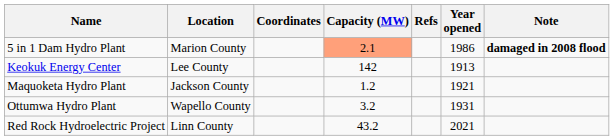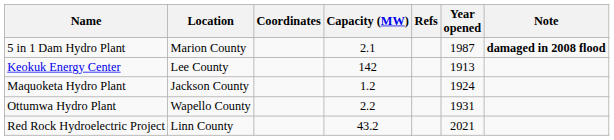(368, 47) lightsalmon background -> (368, 47) no background
(462, 47) 1986 -> (462, 47) 1987
(462, 86) 1921 -> (462, 86) 1924
(368, 106) 3.2 -> (368, 106) 2.2
